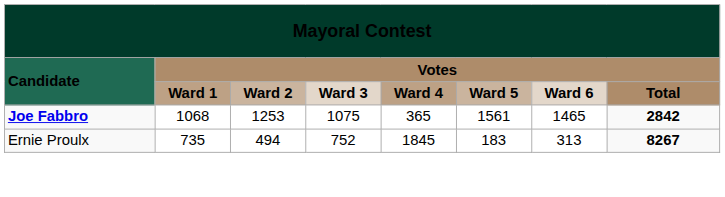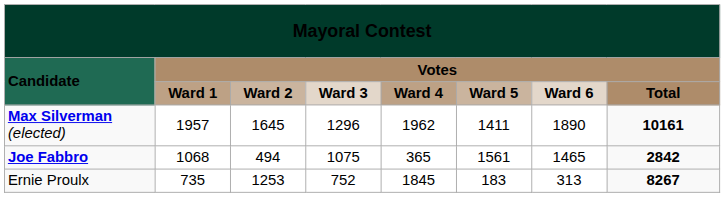+ row: (193, 125)
(268, 116) 1253 -> (268, 157) 494
(268, 140) 494 -> (268, 180) 1253
